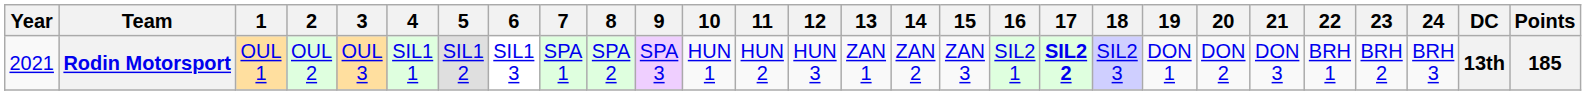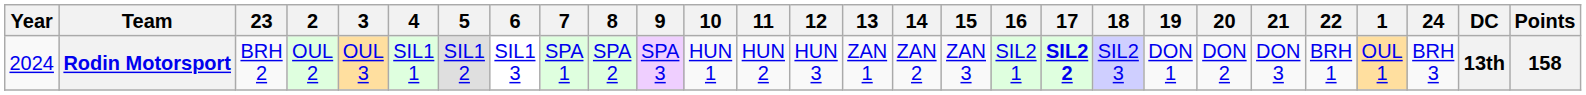columns swapped: (261, 20) <-> (1382, 20)
(32, 63) 2021 -> (32, 63) 2024
(1545, 63) 185 -> (1545, 63) 158
